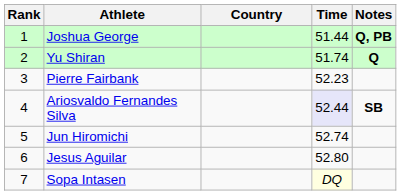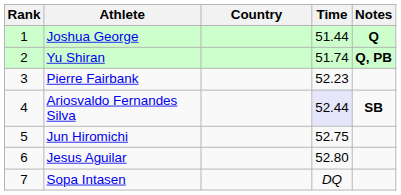(374, 36) Q, PB -> (374, 36) Q
(374, 57) Q -> (374, 57) Q, PB
(332, 136) 52.74 -> (332, 136) 52.75
(332, 179) lightyellow background -> (332, 179) no background
